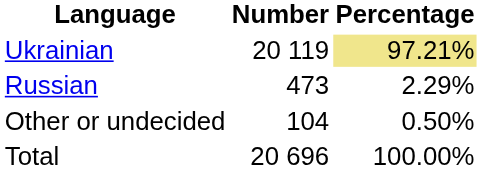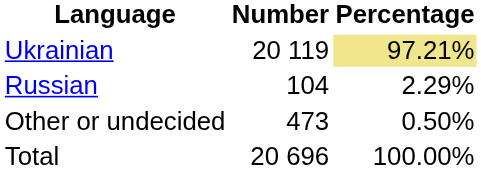(308, 85) 473 -> (308, 85) 104
(308, 121) 104 -> (308, 121) 473
